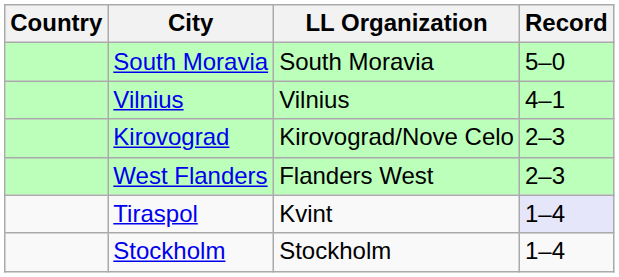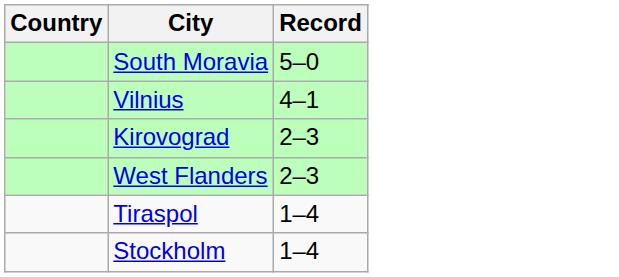- column: (397, 23)
(545, 213) lavender background -> (299, 213) no background
